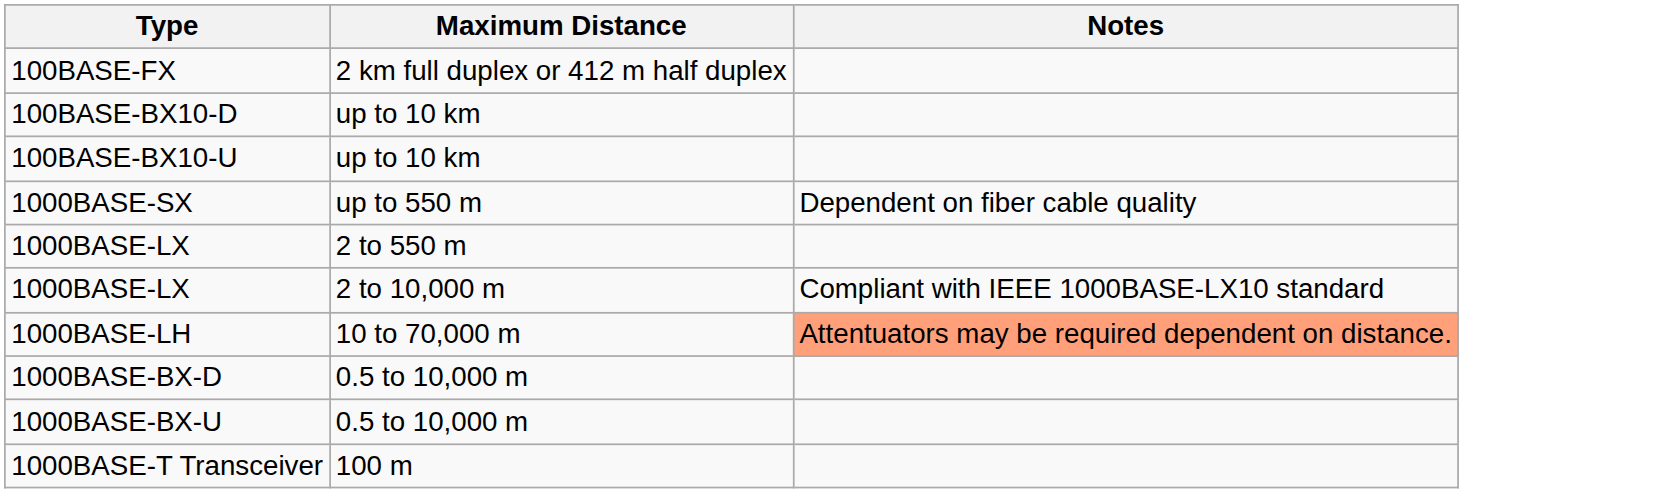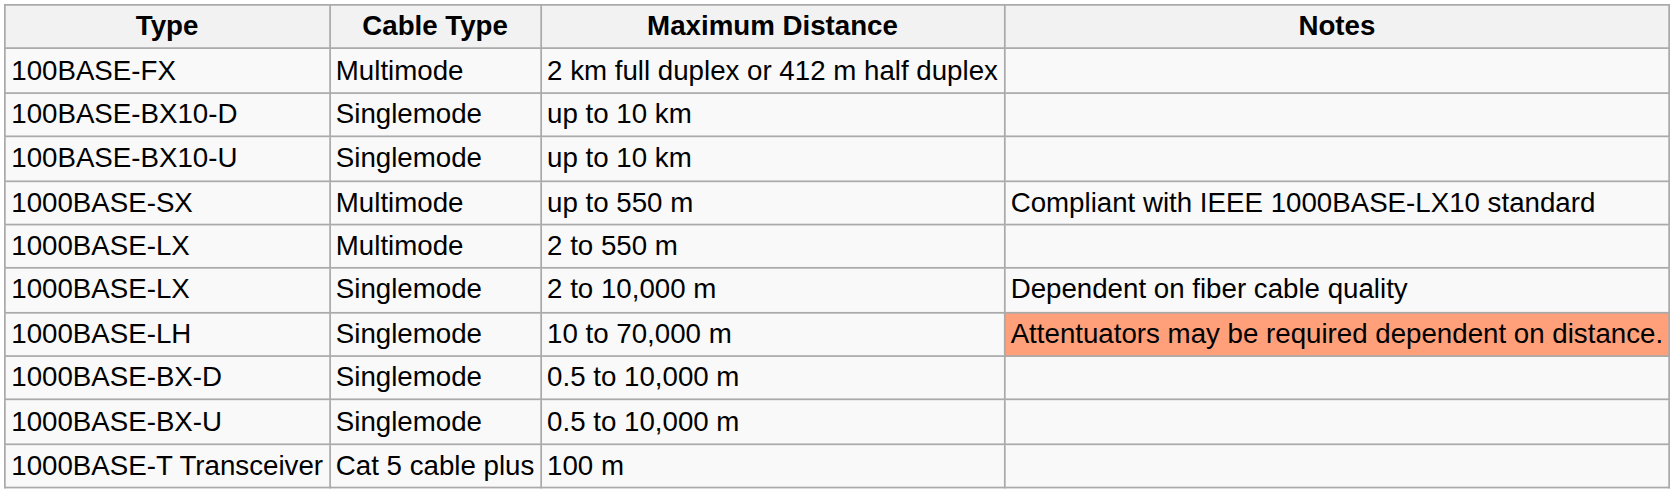+ column: (435, 26)
(998, 202) Dependent on fiber cable quality -> (1303, 202) Compliant with IEEE 1000BASE-LX10 standard
(1092, 289) Compliant with IEEE 1000BASE-LX10 standard -> (1209, 289) Dependent on fiber cable quality
